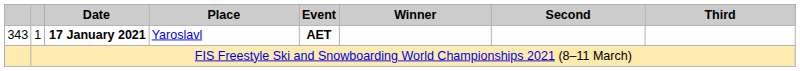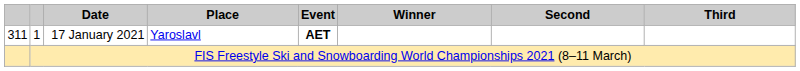(18, 34) 343 -> (17, 34) 311
(97, 34) bold -> (98, 34) normal
